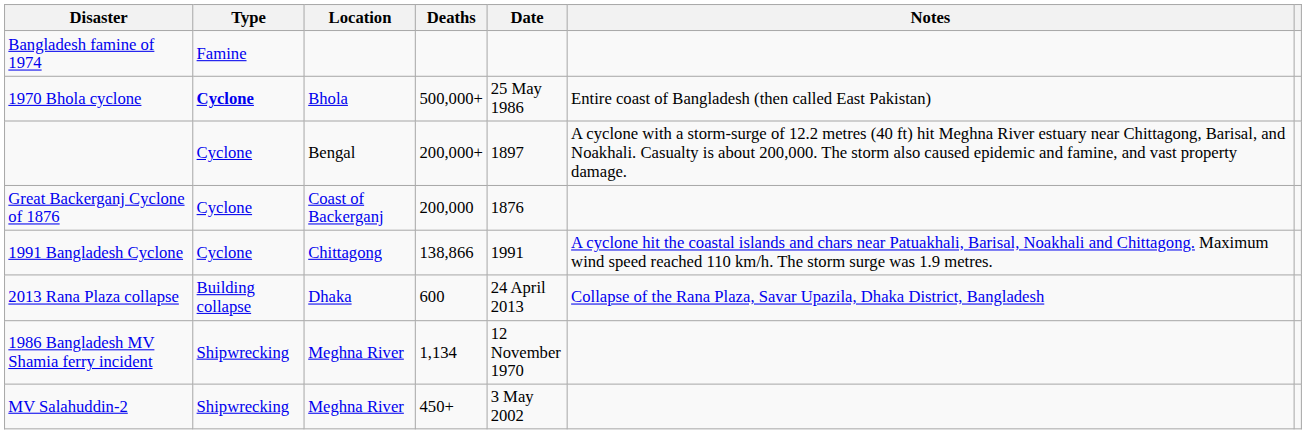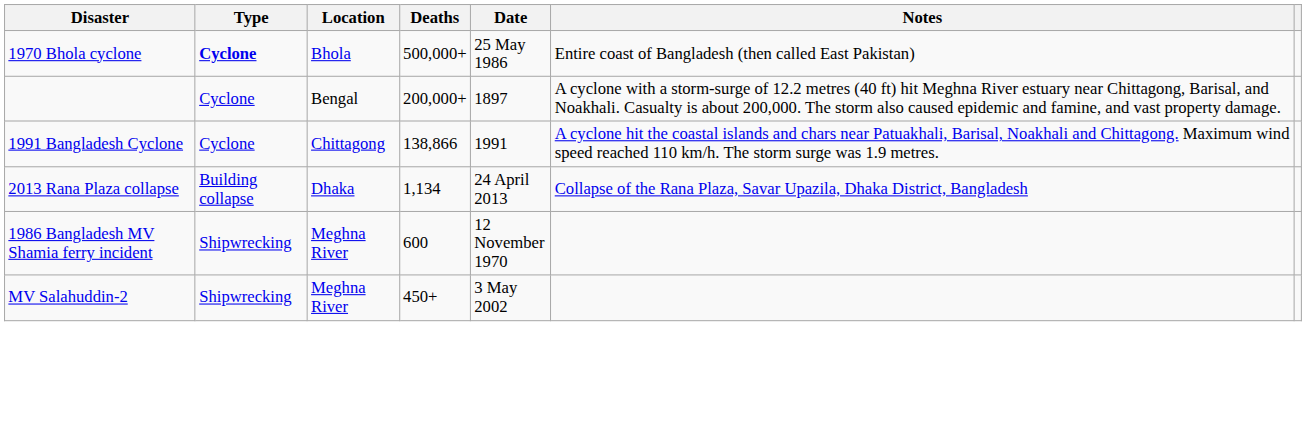- row: (81, 53)
- row: (96, 207)
(432, 297) 600 -> (422, 188) 1,134
(438, 352) 1,134 -> (416, 243) 600
